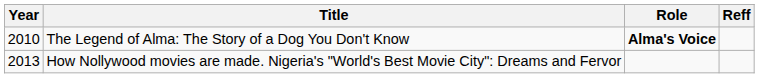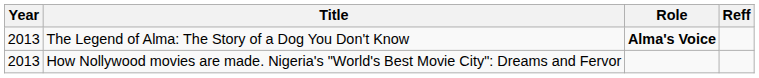(24, 38) 2010 -> (24, 38) 2013
